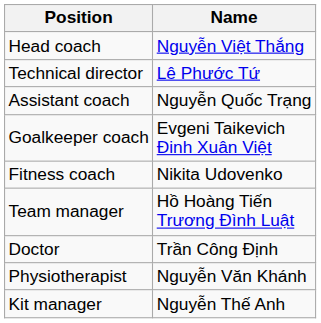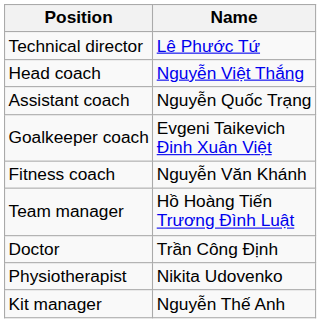rows swapped: (76, 73) <-> (55, 45)
(220, 174) Nikita Udovenko -> (232, 174) Nguyễn Văn Khánh
(232, 276) Nguyễn Văn Khánh -> (220, 276) Nikita Udovenko
